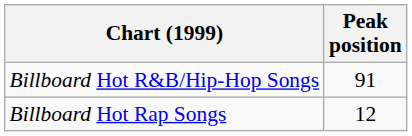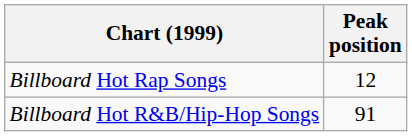rows swapped: (164, 79) <-> (118, 113)
